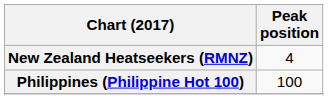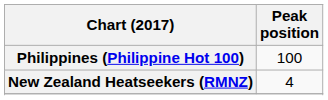rows swapped: (130, 57) <-> (130, 81)
